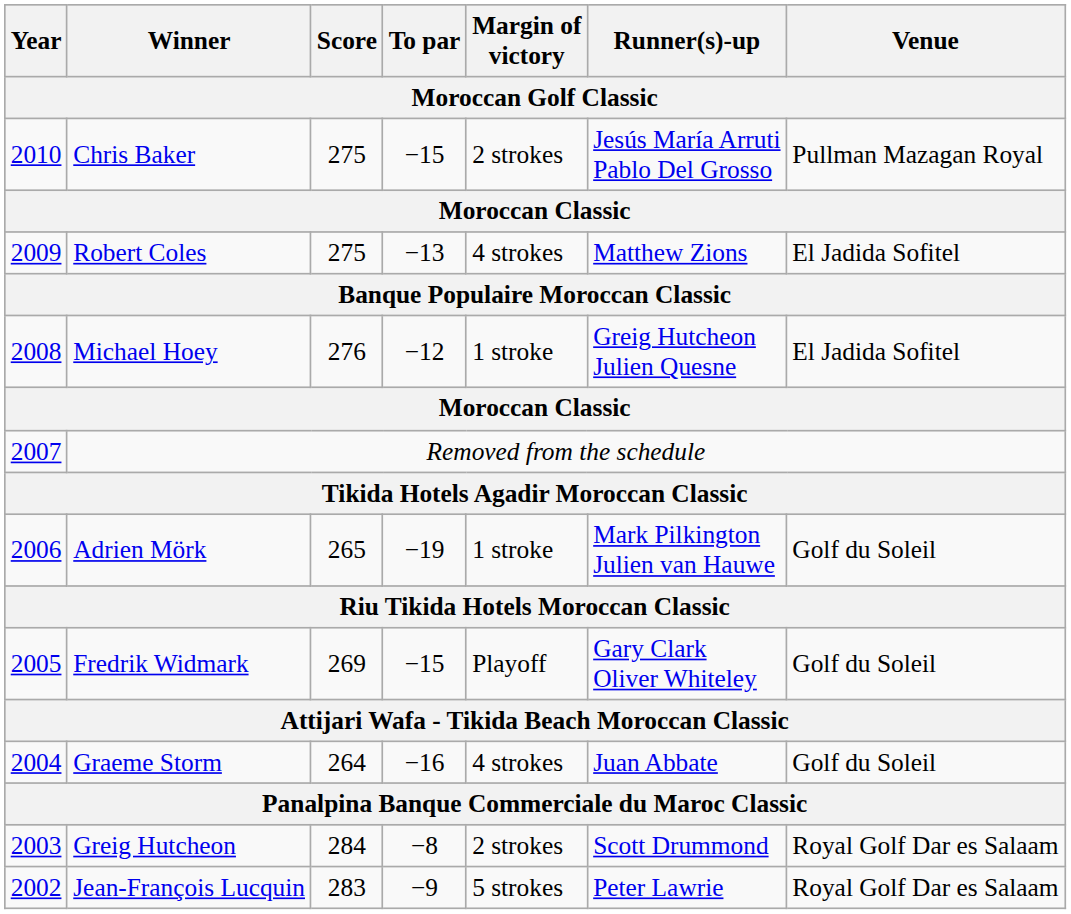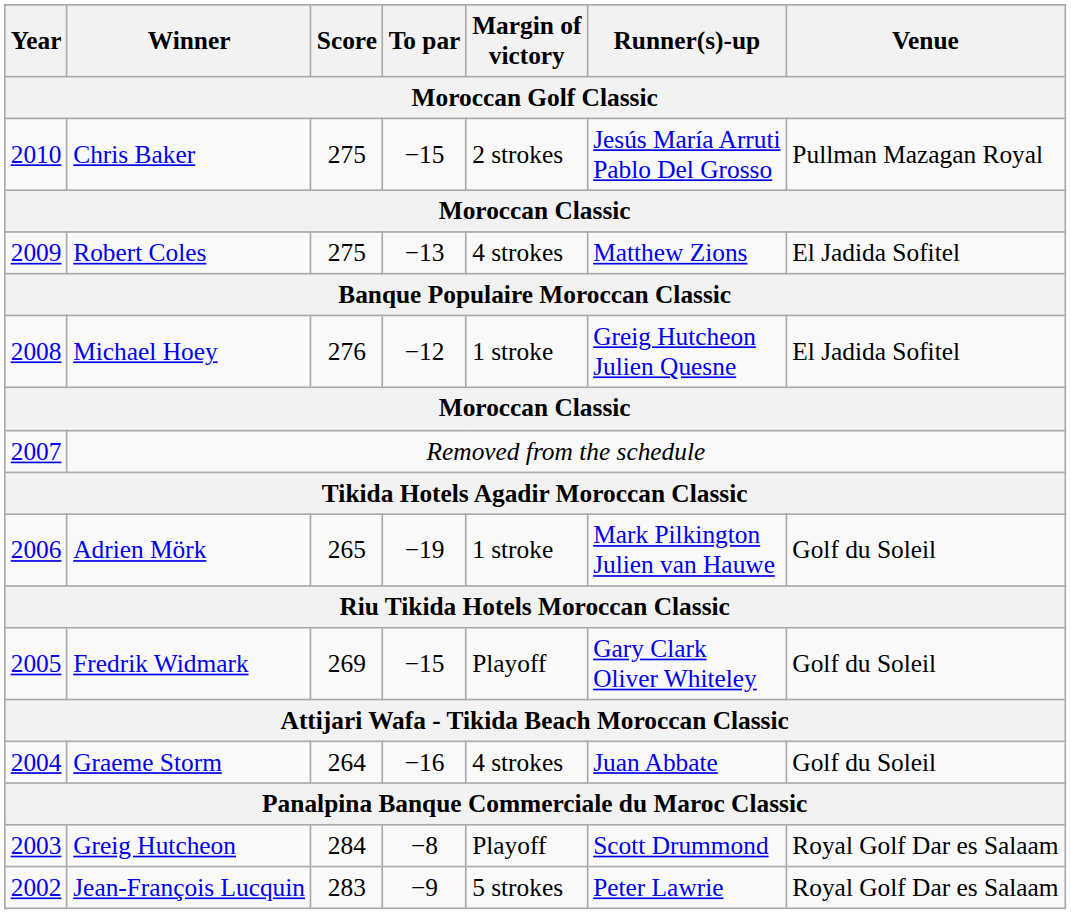(518, 845) 2 strokes -> (509, 845) Playoff
